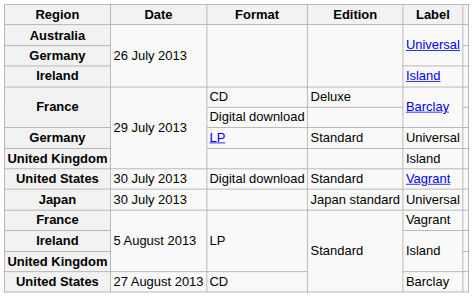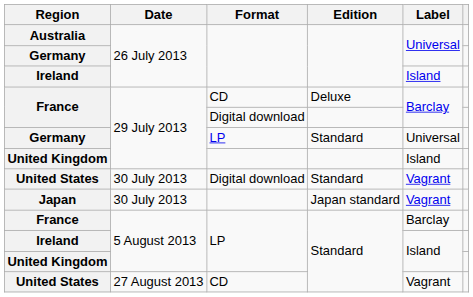(433, 199) Universal -> (428, 199) Vagrant
(428, 220) Vagrant -> (428, 220) Barclay
(428, 281) Barclay -> (428, 281) Vagrant
